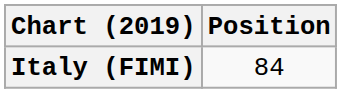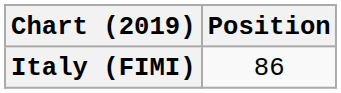(269, 68) 84 -> (269, 68) 86
